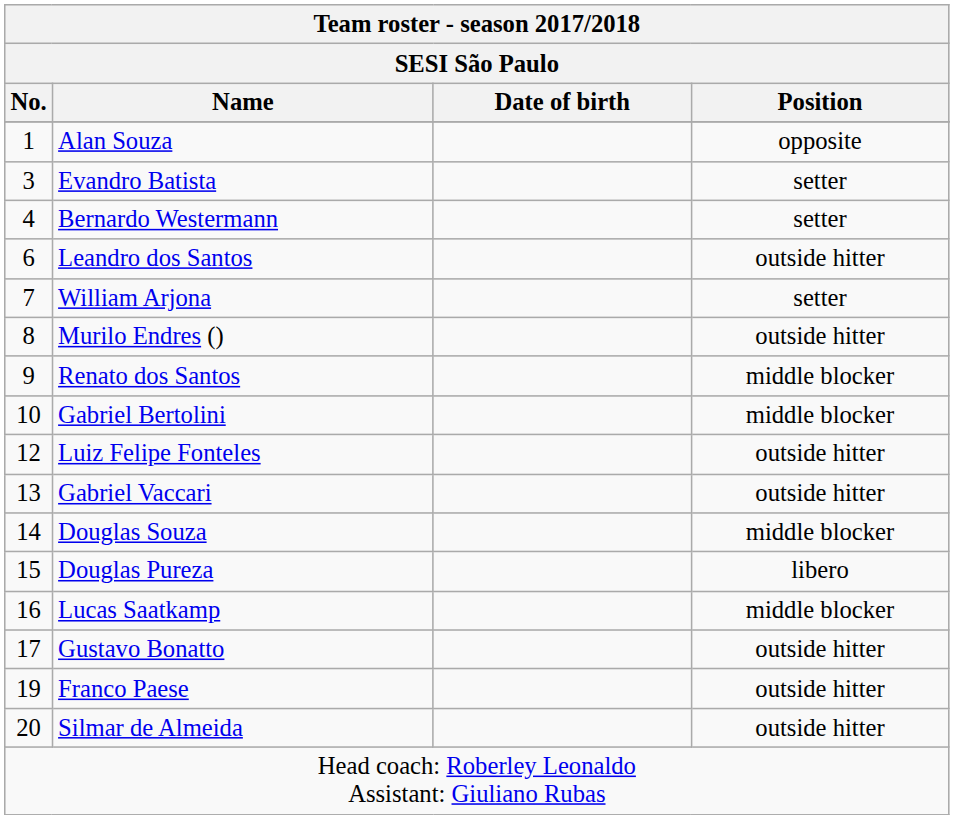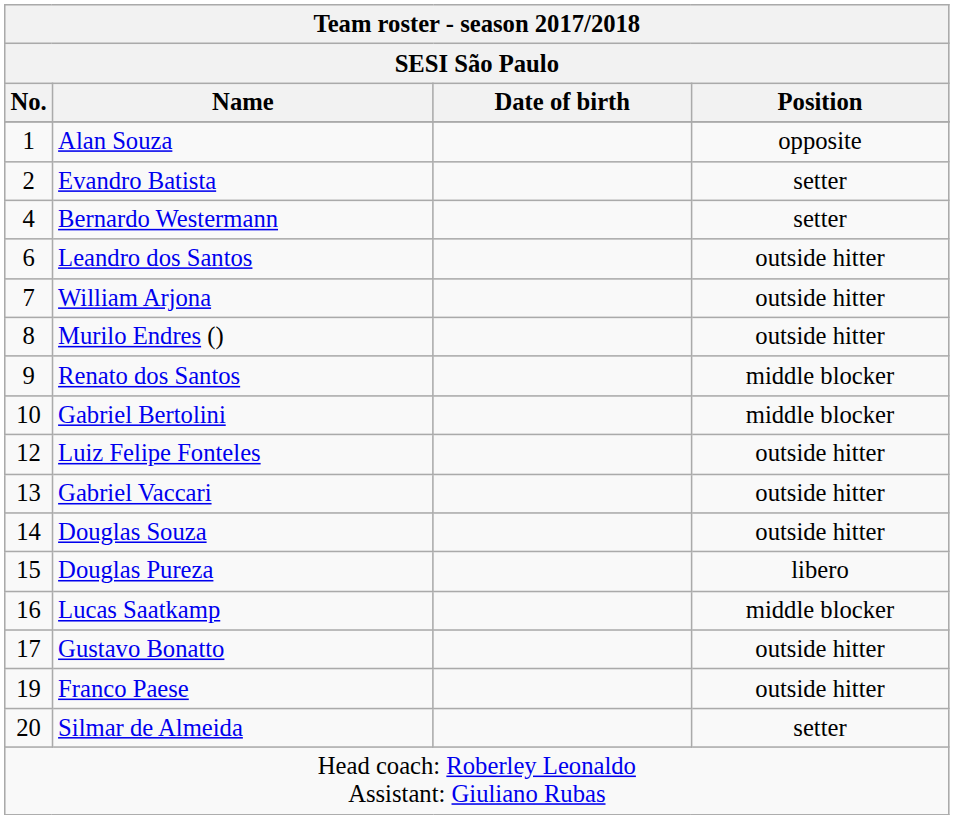(29, 180) 3 -> (29, 180) 2
(820, 297) setter -> (820, 297) outside hitter
(820, 532) middle blocker -> (820, 532) outside hitter
(820, 727) outside hitter -> (820, 727) setter
